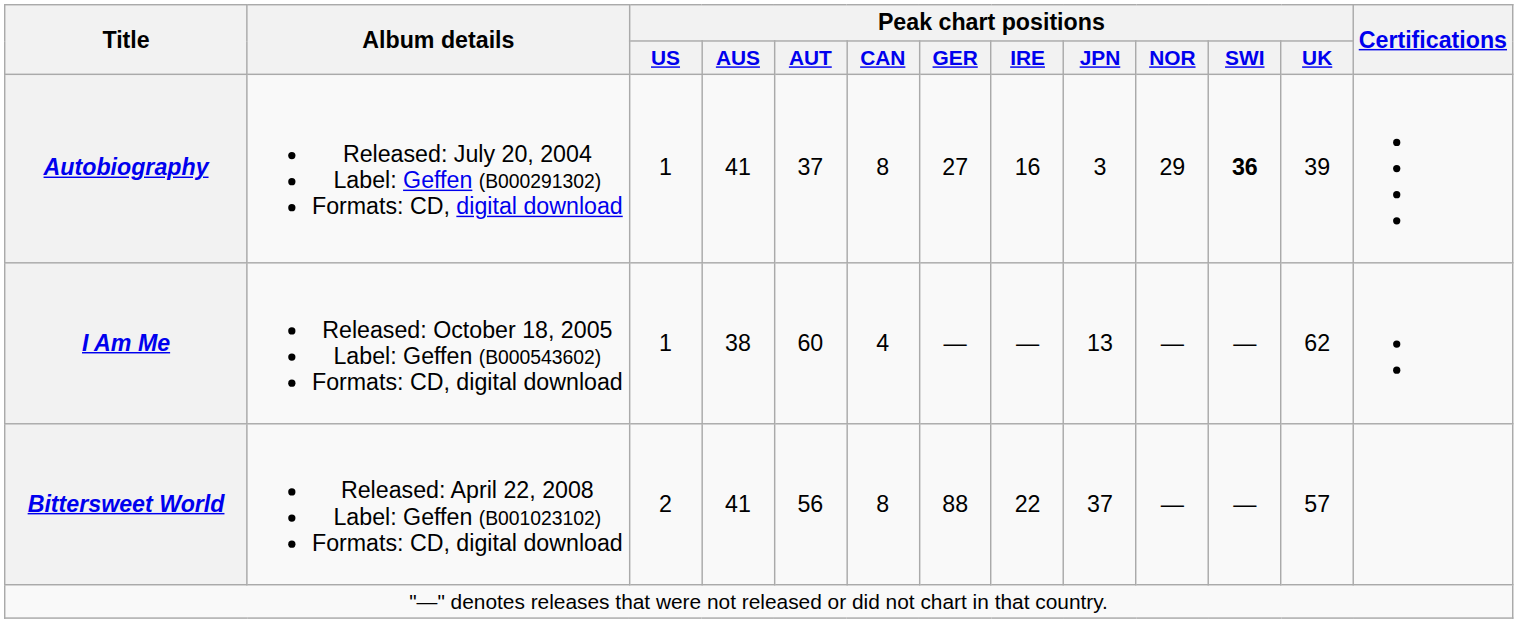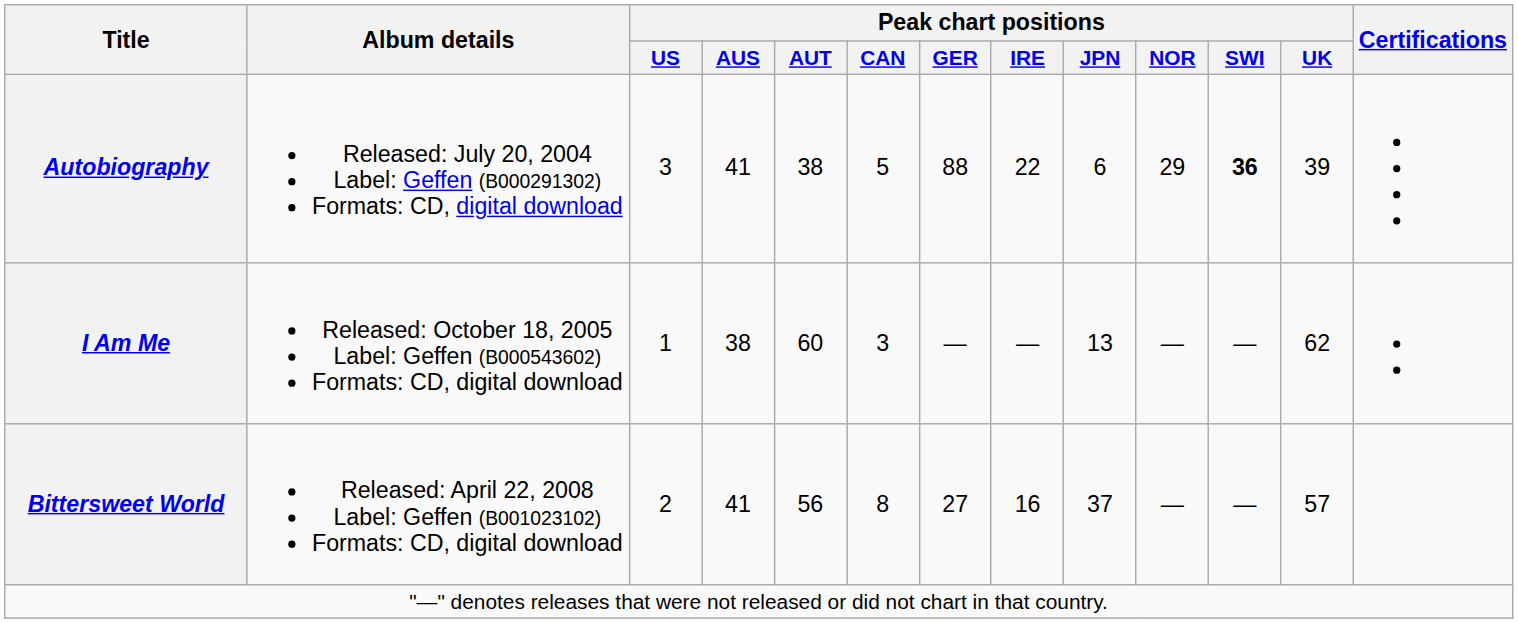(666, 168) 1 -> (666, 168) 3
(810, 168) 37 -> (810, 168) 38
(883, 168) 8 -> (883, 168) 5
(955, 168) 27 -> (955, 168) 88
(1028, 168) 16 -> (1028, 168) 22
(1100, 168) 3 -> (1100, 168) 6
(883, 342) 4 -> (883, 342) 3
(955, 504) 88 -> (955, 504) 27
(1028, 504) 22 -> (1028, 504) 16
